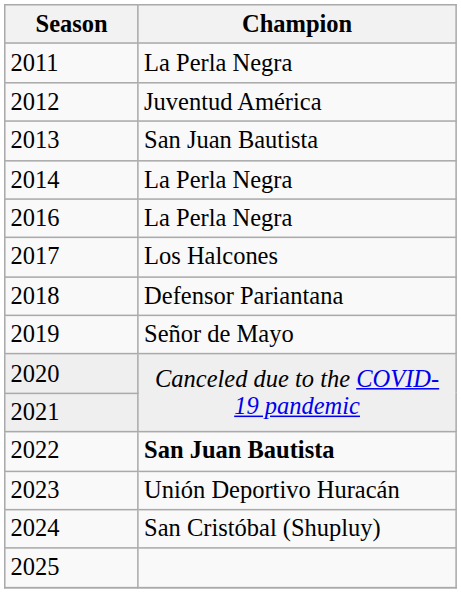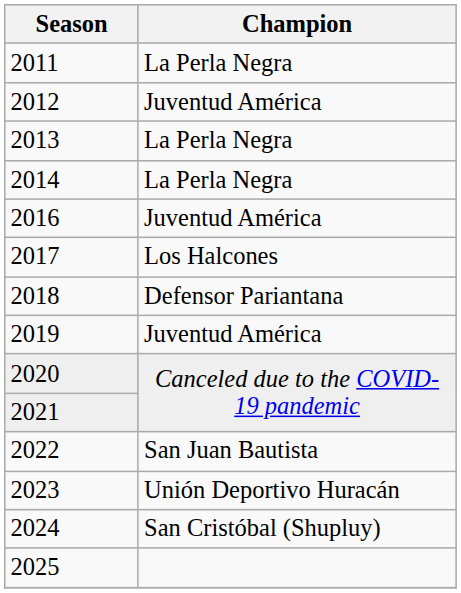(231, 140) San Juan Bautista -> (218, 140) La Perla Negra
(218, 218) La Perla Negra -> (233, 218) Juventud América
(219, 334) Señor de Mayo -> (233, 334) Juventud América
(239, 450) bold -> (231, 450) normal
